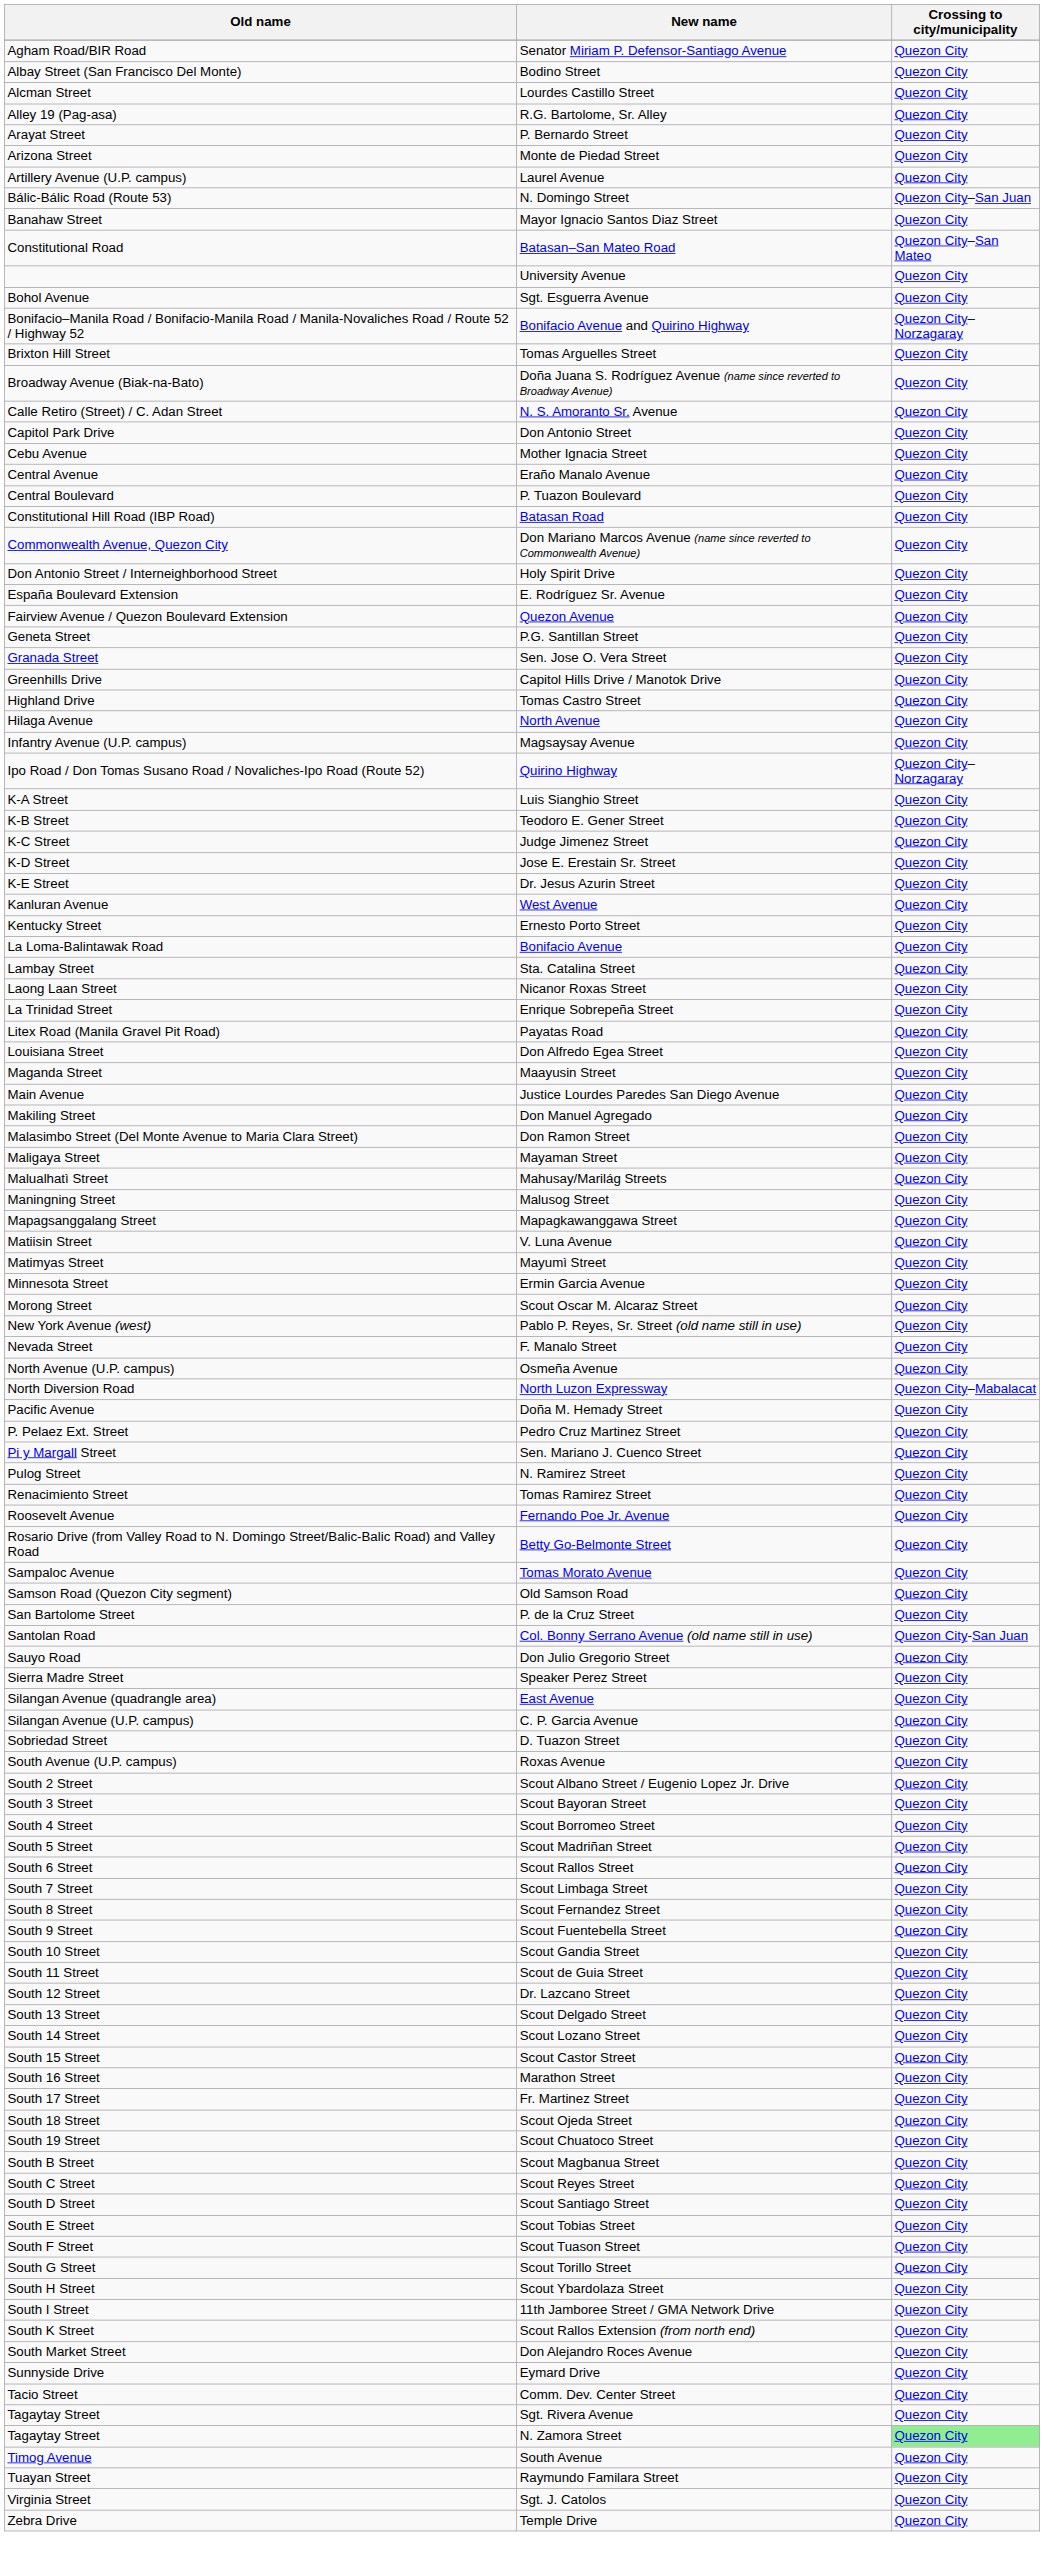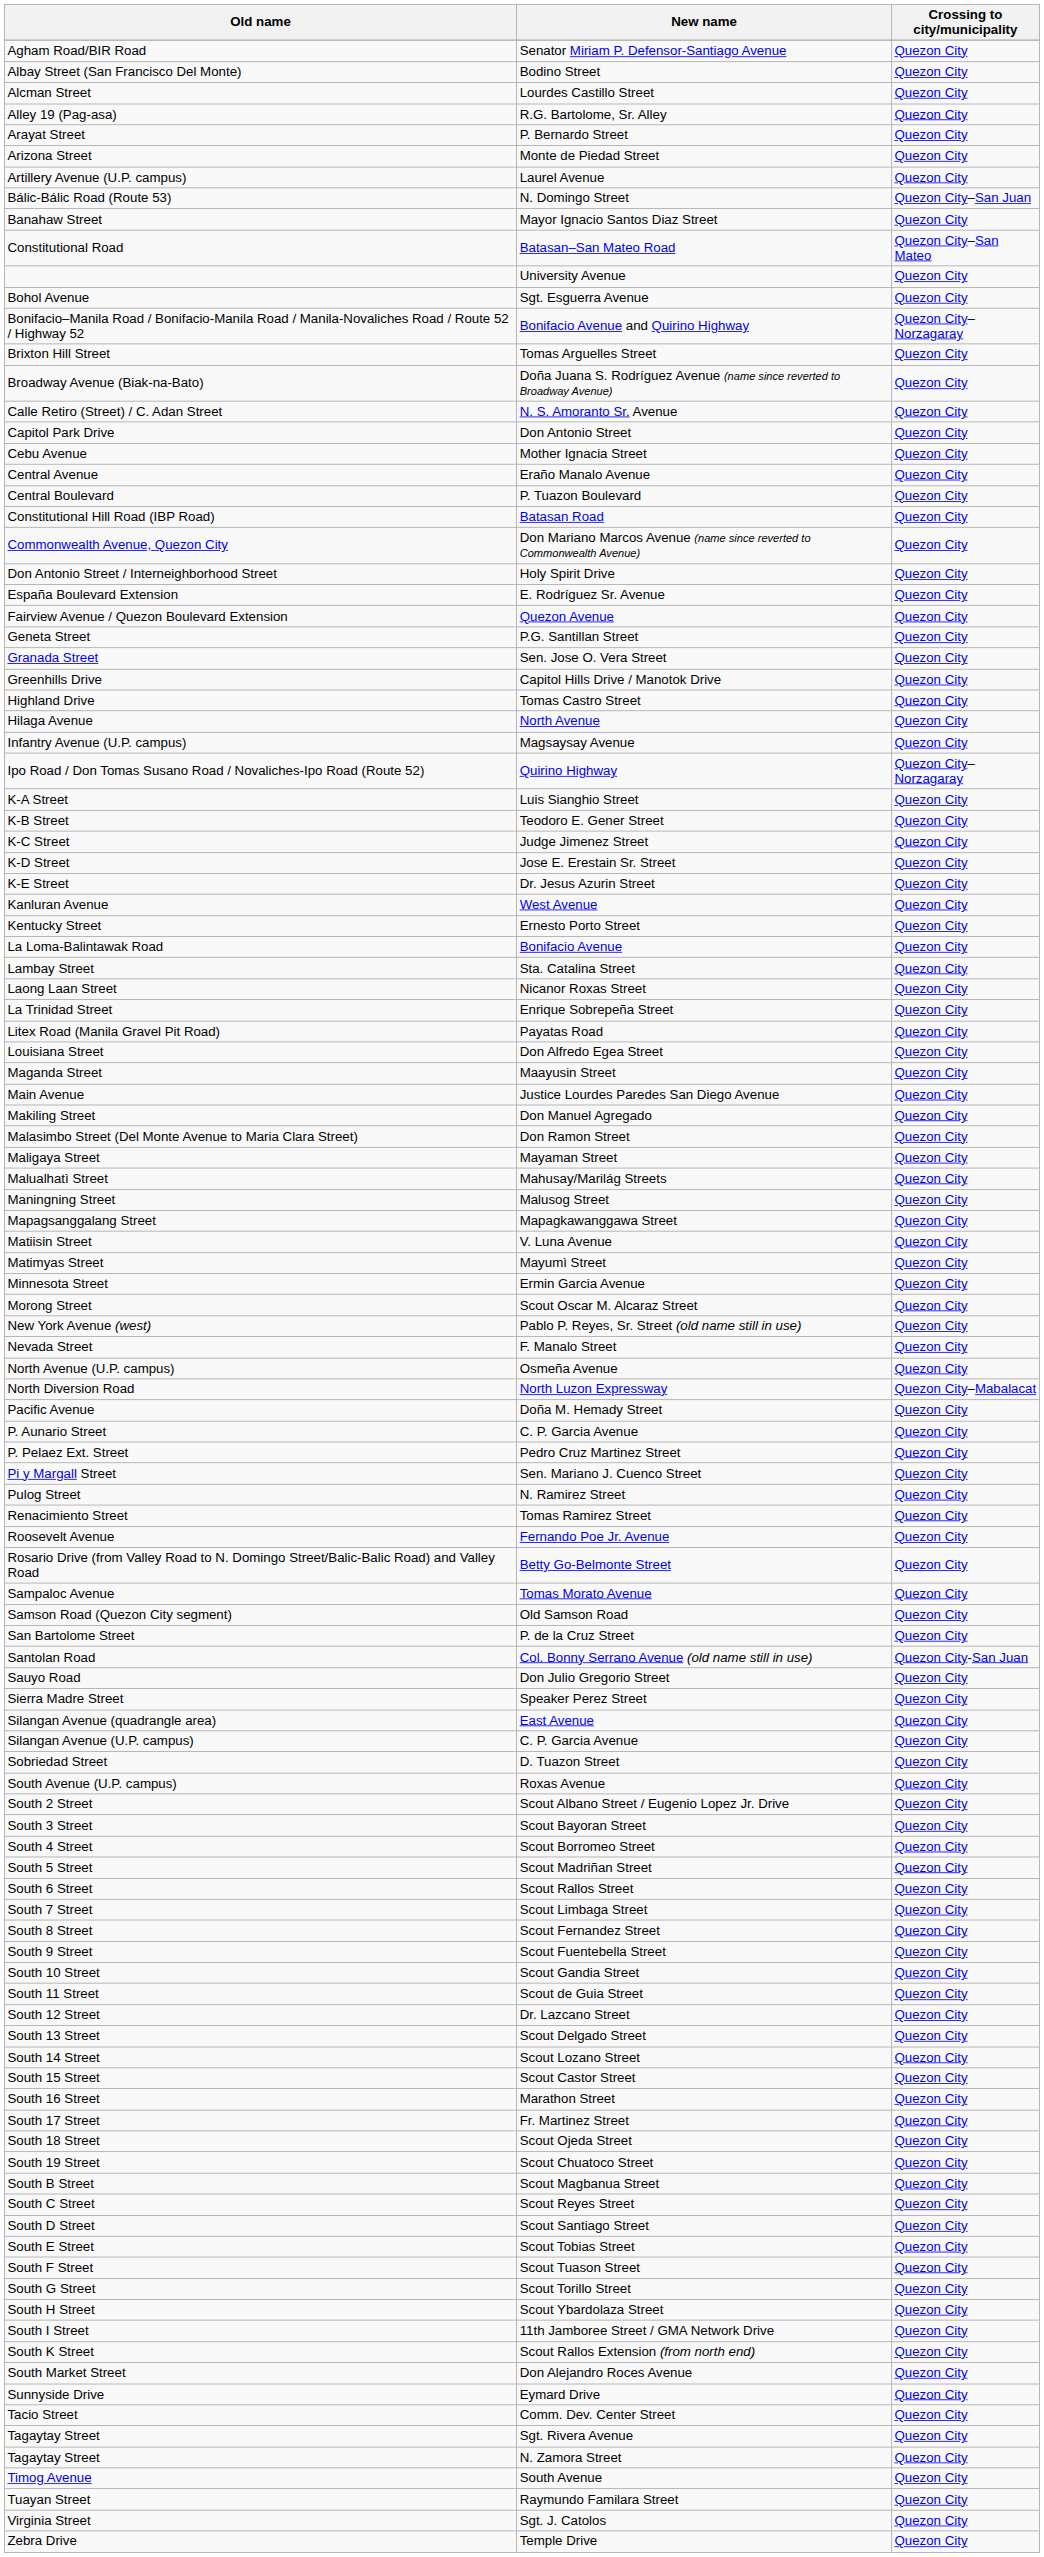+ row: (57, 1431)
(931, 2436) lightgreen background -> (931, 2457) no background
